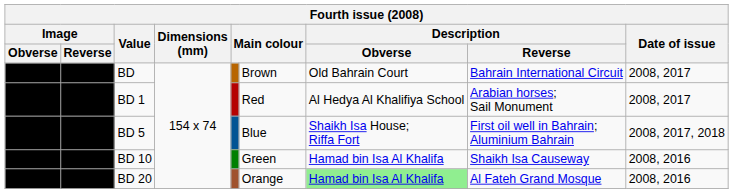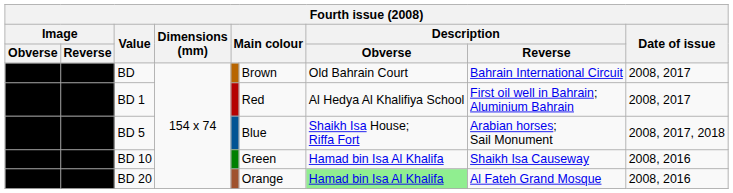(513, 99) Arabian horses; Sail Monument -> (534, 99) First oil well in Bahrain; Aluminium Bahrain
(534, 133) First oil well in Bahrain; Aluminium Bahrain -> (513, 133) Arabian horses; Sail Monument
